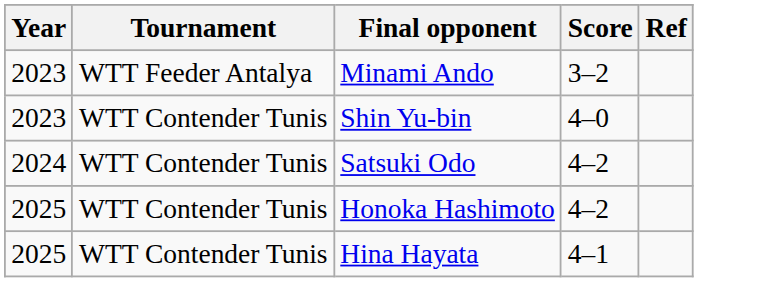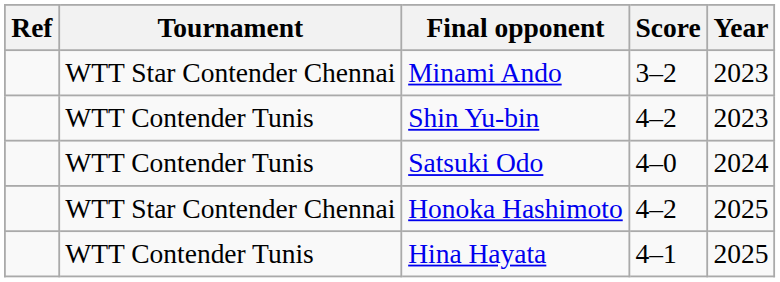columns swapped: (39, 27) <-> (666, 27)
(196, 72) WTT Feeder Antalya -> (230, 72) WTT Star Contender Chennai
(588, 118) 4–0 -> (656, 118) 4–2
(588, 163) 4–2 -> (656, 163) 4–0
(203, 208) WTT Contender Tunis -> (230, 208) WTT Star Contender Chennai
